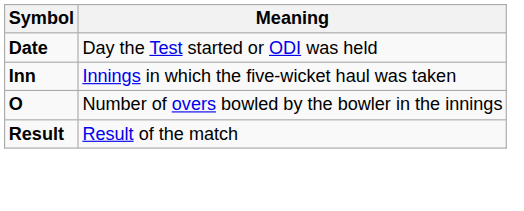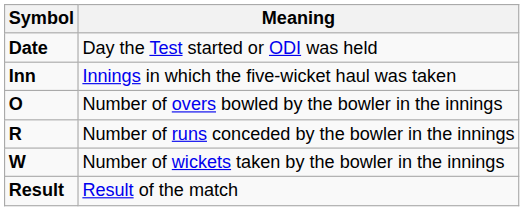+ row: (15, 133)
+ row: (17, 162)
